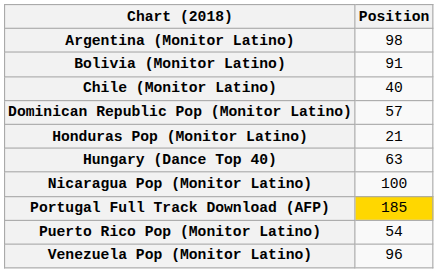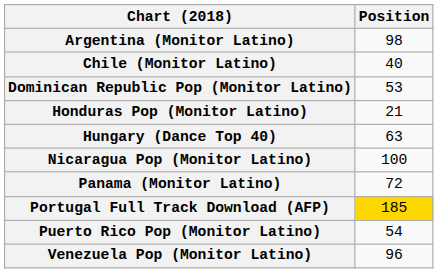- row: (180, 64)
(394, 112) 57 -> (394, 88) 53
+ row: (180, 184)
